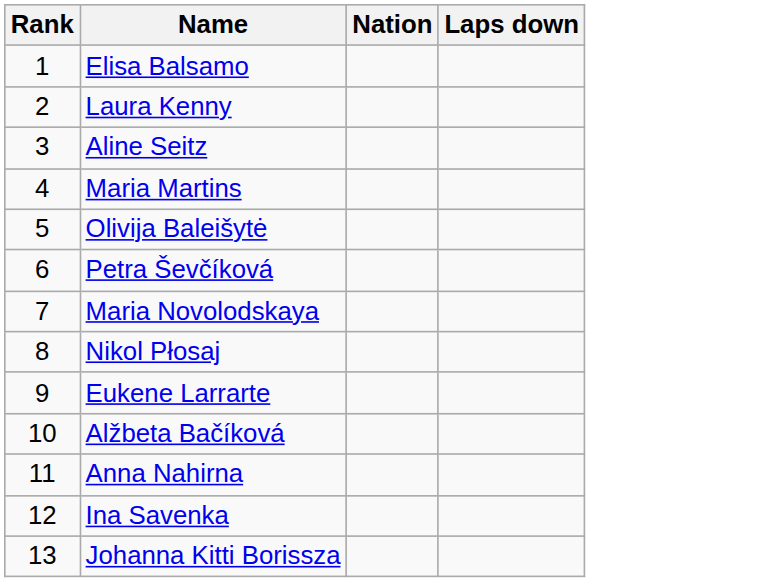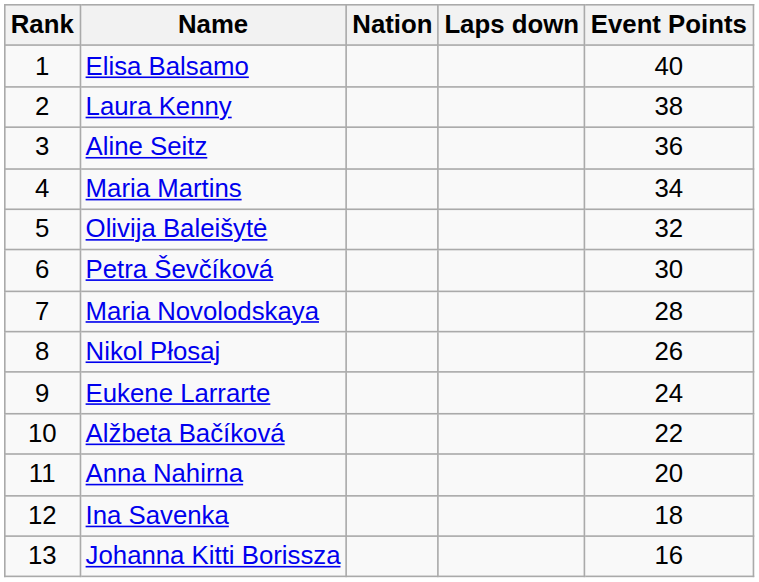+ column: (669, 24)
